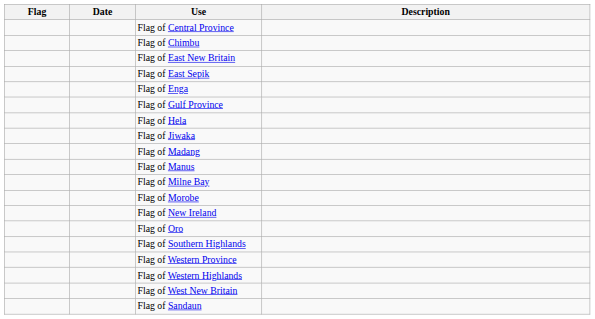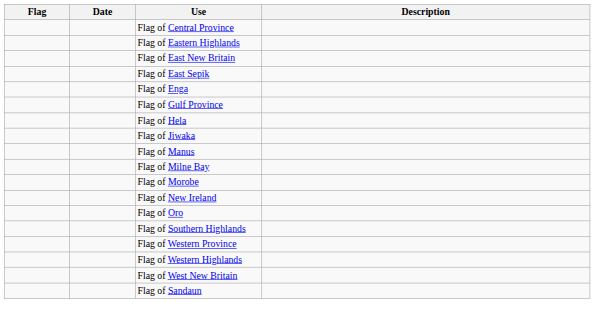- row: (168, 43)
+ row: (189, 43)
- row: (169, 151)
